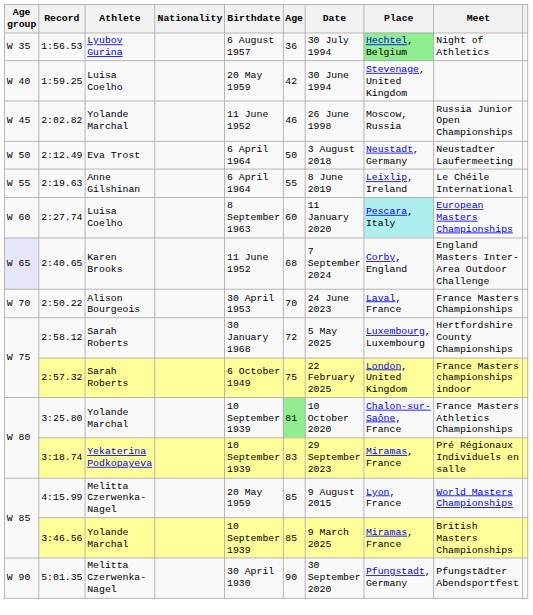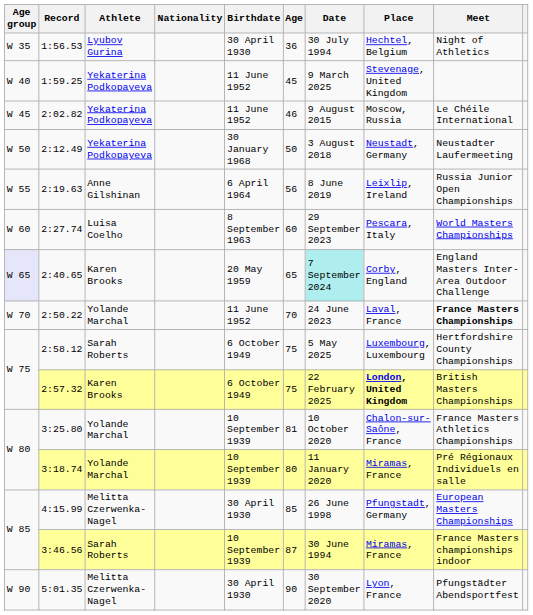(251, 47) 6 August 1957 -> (251, 47) 30 April 1930
(390, 47) lightgreen background -> (390, 47) no background
(105, 81) Luisa Coelho -> (120, 81) Yekaterina Podkopayeva
(245, 81) 20 May 1959 -> (248, 81) 11 June 1952
(291, 81) 42 -> (291, 81) 45
(328, 81) 30 June 1994 -> (328, 81) 9 March 2025
(108, 121) Yolande Marchal -> (120, 115) Yekaterina Podkopayeva
(328, 121) 26 June 1998 -> (331, 115) 9 August 2015
(475, 121) Russia Junior Open Championships -> (475, 115) Le Chéile International
(114, 155) Eva Trost -> (120, 149) Yekaterina Podkopayeva
(248, 155) 6 April 1964 -> (248, 149) 30 January 1968
(291, 183) 55 -> (291, 189) 56
(475, 183) Le Chéile International -> (475, 189) Russia Junior Open Championships
(328, 217) 11 January 2020 -> (334, 229) 29 September 2023
(390, 217) paleturquoise background -> (390, 229) no background
(475, 217) European Masters Championships -> (475, 229) World Masters Championships
(248, 263) 11 June 1952 -> (245, 275) 20 May 1959
(291, 263) 68 -> (291, 275) 65
(334, 263) no background -> (334, 275) paleturquoise background
(114, 303) Alison Bourgeois -> (108, 315) Yolande Marchal
(251, 303) 30 April 1953 -> (248, 315) 11 June 1952
(478, 303) normal -> (478, 315) bold
(248, 337) 30 January 1968 -> (254, 349) 6 October 1949
(291, 337) 72 -> (291, 349) 75
(108, 377) Sarah Roberts -> (105, 389) Karen Brooks
(387, 377) normal -> (387, 389) bold
(478, 377) France Masters championships indoor -> (475, 389) British Masters Championships
(291, 417) lightgreen background -> (291, 429) no background
(120, 457) Yekaterina Podkopayeva -> (108, 469) Yolande Marchal
(291, 457) 83 -> (291, 469) 80
(334, 457) 29 September 2023 -> (328, 469) 11 January 2020
(245, 497) 20 May 1959 -> (251, 509) 30 April 1930
(331, 497) 9 August 2015 -> (328, 509) 26 June 1998
(384, 497) Lyon, France -> (398, 509) Pfungstadt, Germany
(475, 497) World Masters Championships -> (475, 509) European Masters Championships
(108, 538) Yolande Marchal -> (108, 549) Sarah Roberts
(291, 538) 85 -> (291, 549) 87
(328, 538) 9 March 2025 -> (328, 549) 30 June 1994
(475, 538) British Masters Championships -> (478, 549) France Masters championships indoor
(398, 578) Pfungstadt, Germany -> (384, 589) Lyon, France
